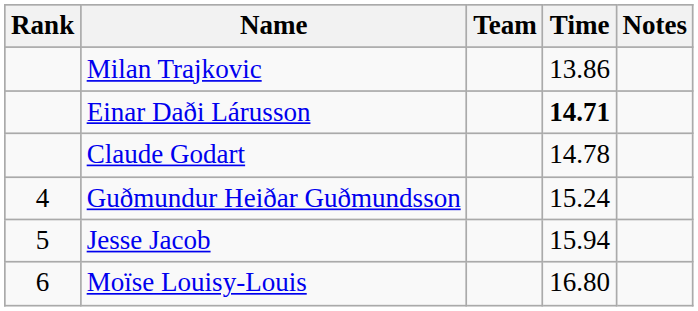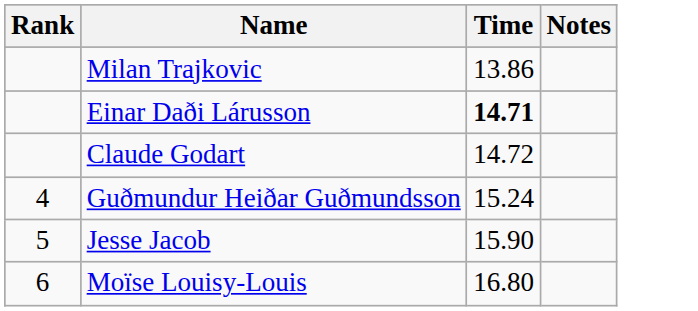- column: (505, 25)
(580, 154) 14.78 -> (504, 154) 14.72
(580, 240) 15.94 -> (504, 240) 15.90
